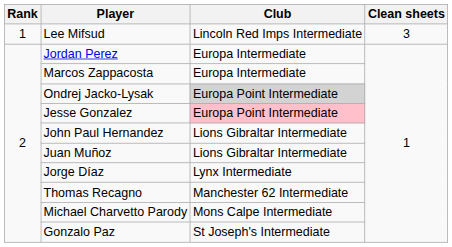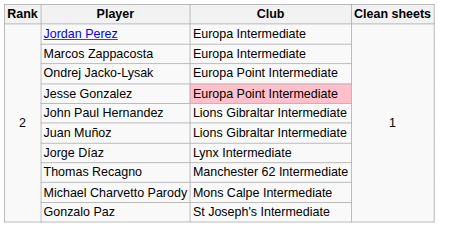- row: (74, 34)
(265, 93) lightgrey background -> (265, 73) no background
